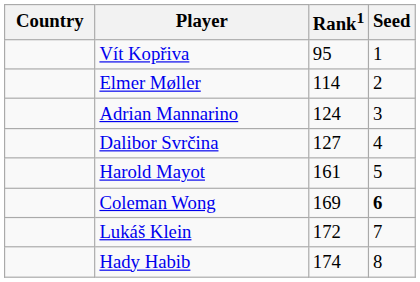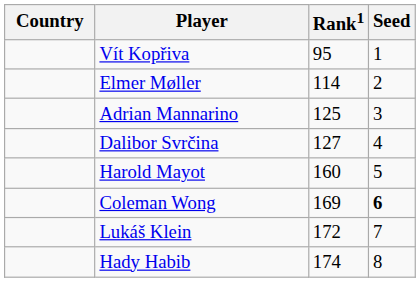(327, 113) 124 -> (327, 113) 125
(327, 172) 161 -> (327, 172) 160
